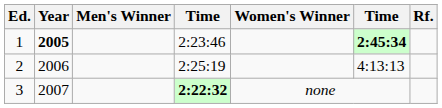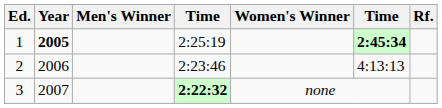(202, 41) 2:23:46 -> (202, 41) 2:25:19
(202, 66) 2:25:19 -> (202, 66) 2:23:46
